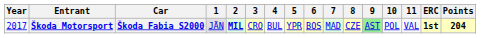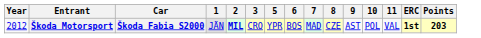- column: (275, 12)
(17, 26) 2017 -> (17, 26) 2012
(372, 26) lightgreen background -> (353, 26) no background
(458, 26) 204 -> (439, 26) 203
